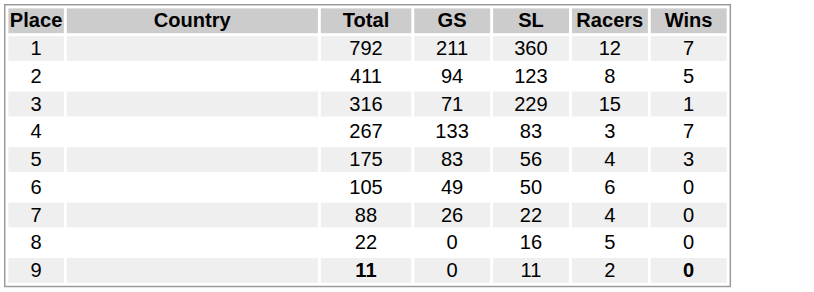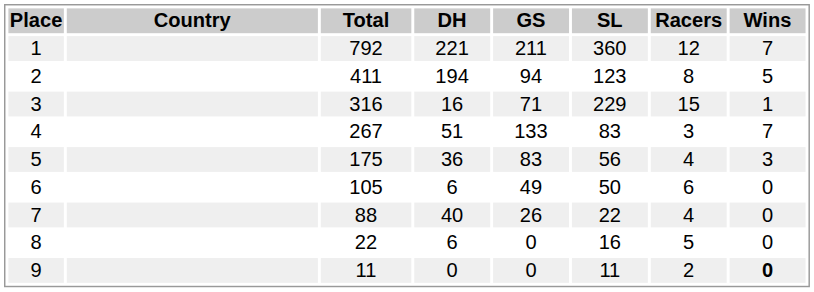+ column: (452, 21)
(366, 270) bold -> (366, 270) normal
